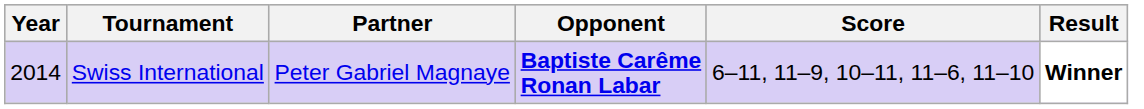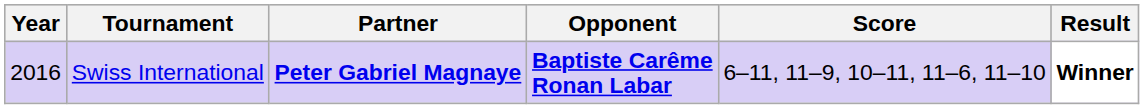(36, 72) 2014 -> (36, 72) 2016
(392, 72) normal -> (398, 72) bold
